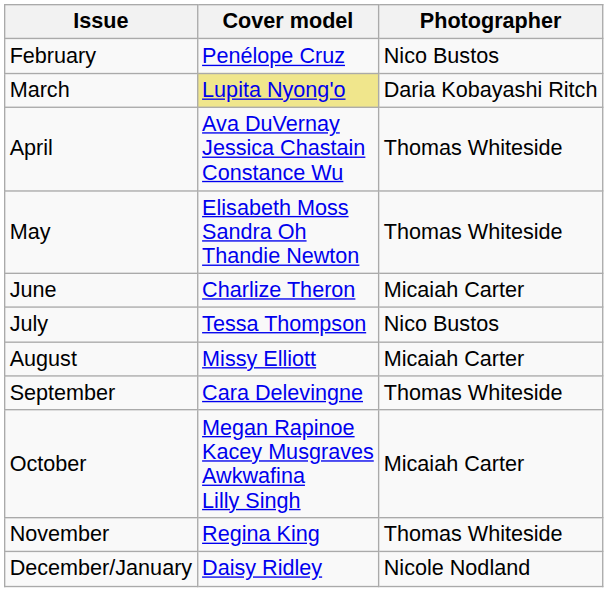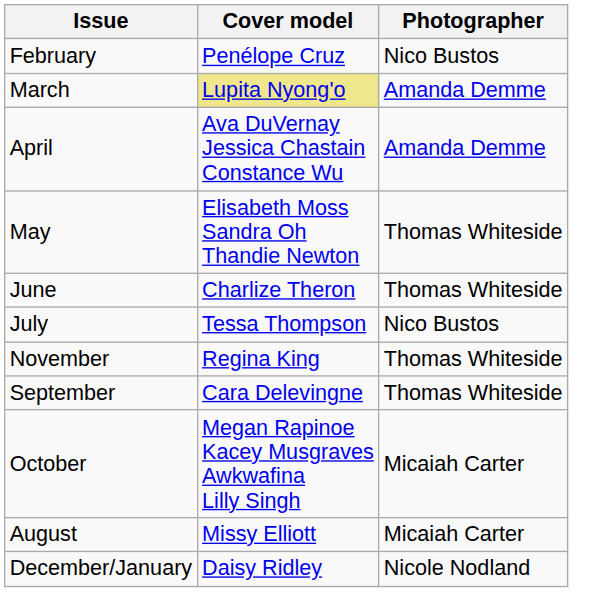(491, 90) Daria Kobayashi Ritch -> (465, 90) Amanda Demme
(473, 148) Thomas Whiteside -> (465, 148) Amanda Demme
(454, 290) Micaiah Carter -> (473, 290) Thomas Whiteside
rows swapped: (43, 358) <-> (59, 534)
